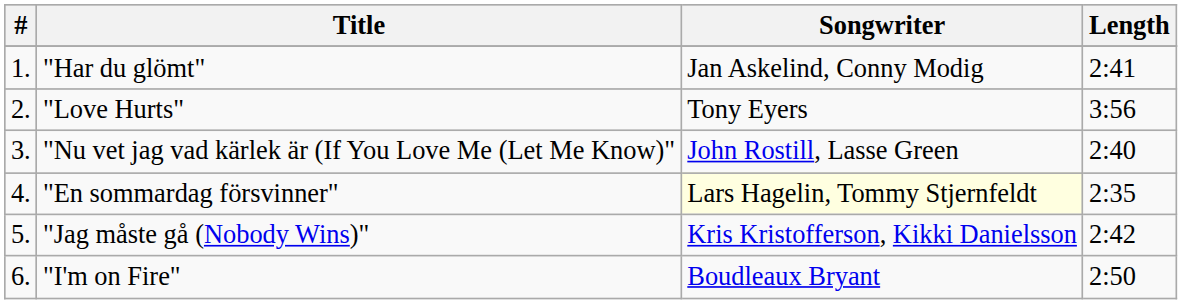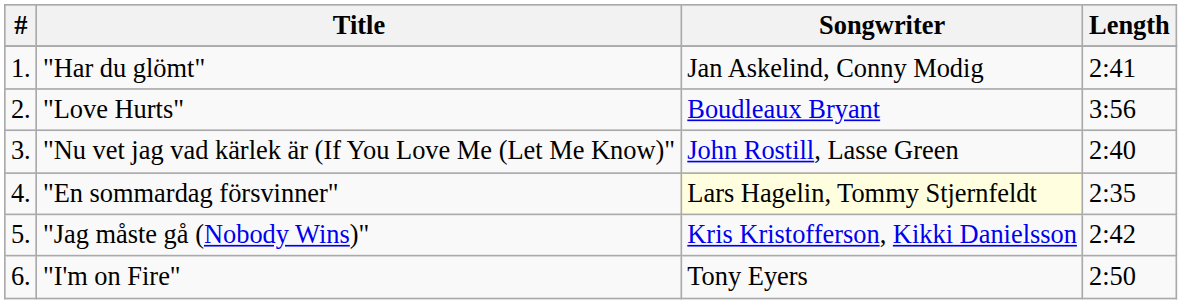(748, 109) Tony Eyers -> (784, 109) Boudleaux Bryant
(784, 276) Boudleaux Bryant -> (748, 276) Tony Eyers
